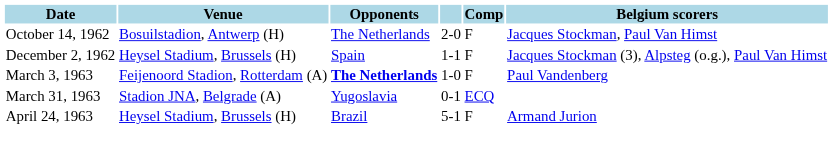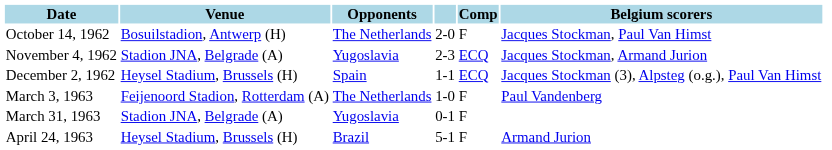+ row: (61, 55)
(469, 55) F -> (474, 75) ECQ
(384, 75) bold -> (382, 96) normal
(479, 96) ECQ -> (463, 116) F
